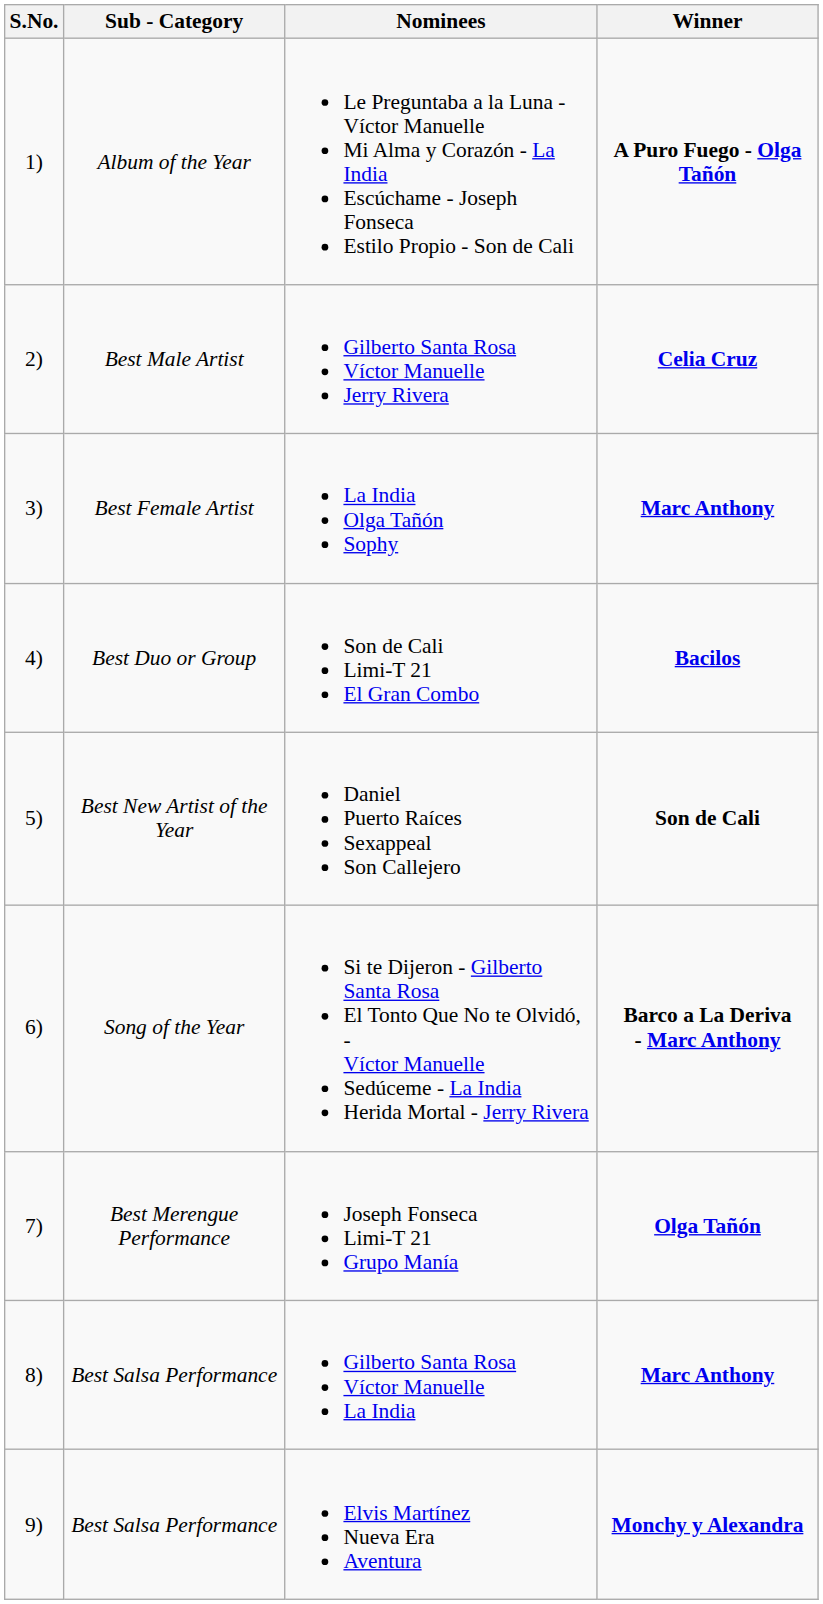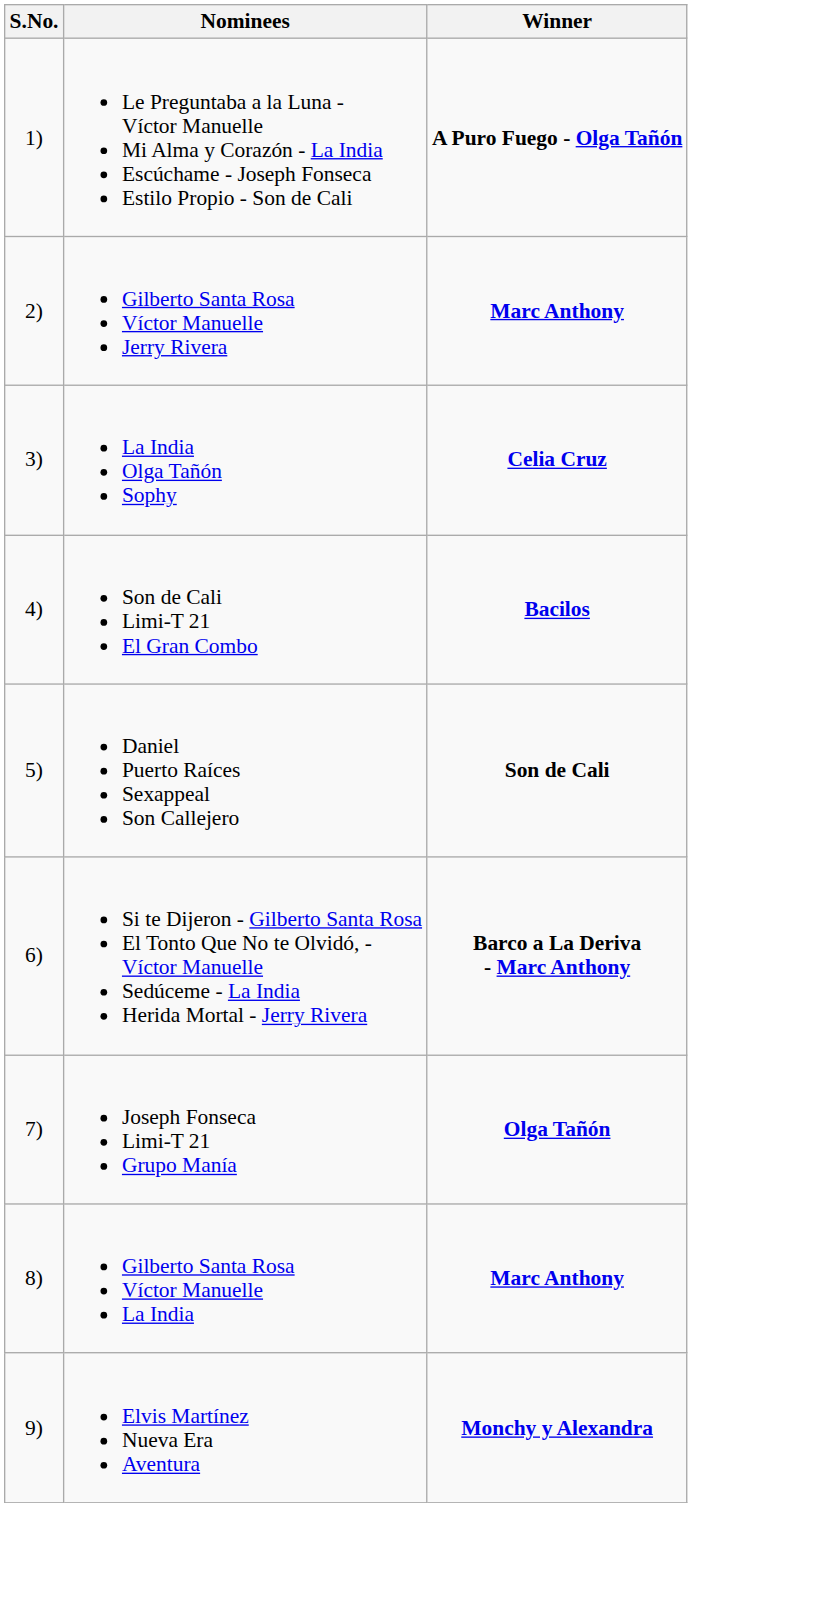- column: (174, 21)
(707, 358) Celia Cruz -> (557, 310) Marc Anthony
(707, 508) Marc Anthony -> (557, 459) Celia Cruz
